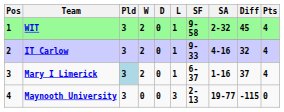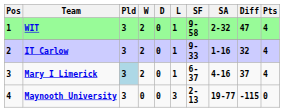(244, 29) 45 -> (244, 29) 47
(221, 51) 4-16 -> (221, 51) 1-16
(221, 74) 1-16 -> (221, 74) 4-16
